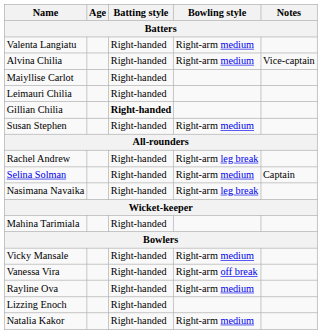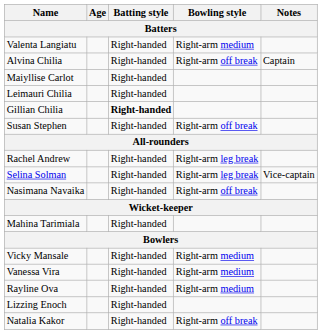(215, 61) Right-arm medium -> (217, 61) Right-arm off break
(289, 61) Vice-captain -> (279, 61) Captain
(215, 126) Right-arm medium -> (217, 126) Right-arm off break
(215, 175) Right-arm medium -> (217, 175) Right-arm leg break
(279, 175) Captain -> (289, 175) Vice-captain
(217, 191) Right-arm leg break -> (217, 191) Right-arm off break
(217, 272) Right-arm off break -> (215, 272) Right-arm medium
(215, 321) Right-arm medium -> (217, 321) Right-arm off break
